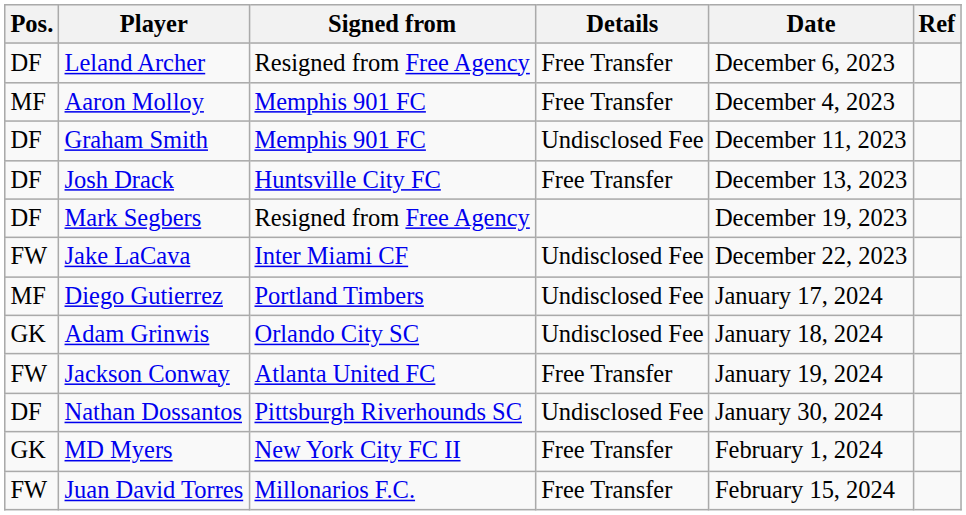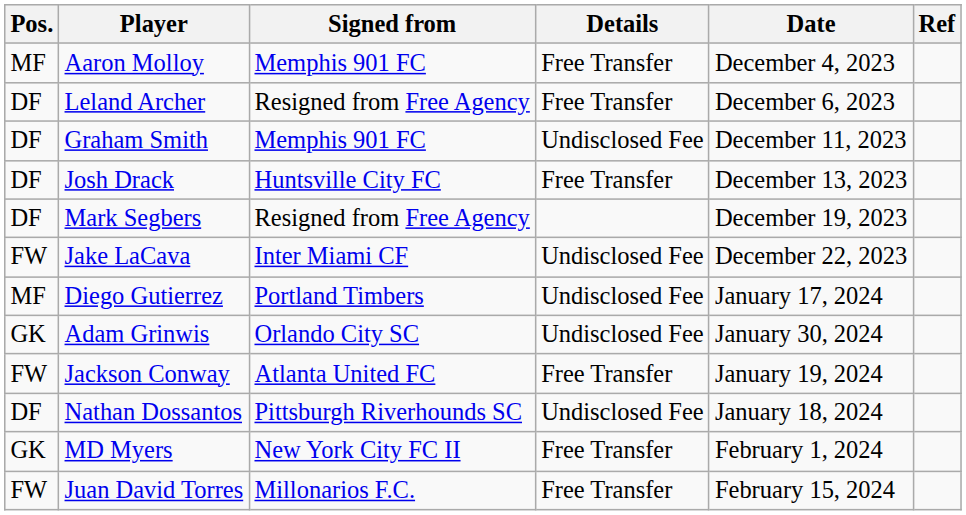rows swapped: (134, 101) <-> (135, 62)
(799, 334) January 18, 2024 -> (799, 334) January 30, 2024
(799, 412) January 30, 2024 -> (799, 412) January 18, 2024
